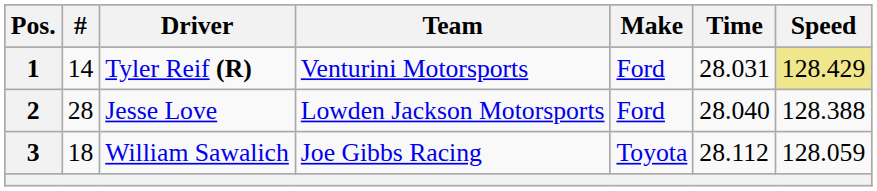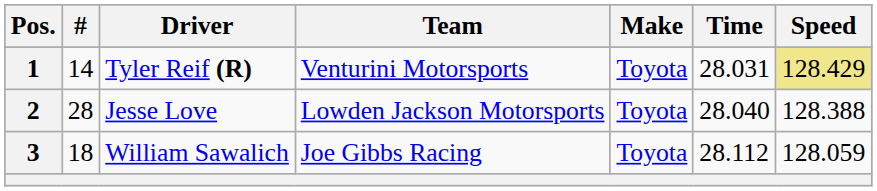(641, 68) Ford -> (652, 68) Toyota
(641, 110) Ford -> (652, 110) Toyota
